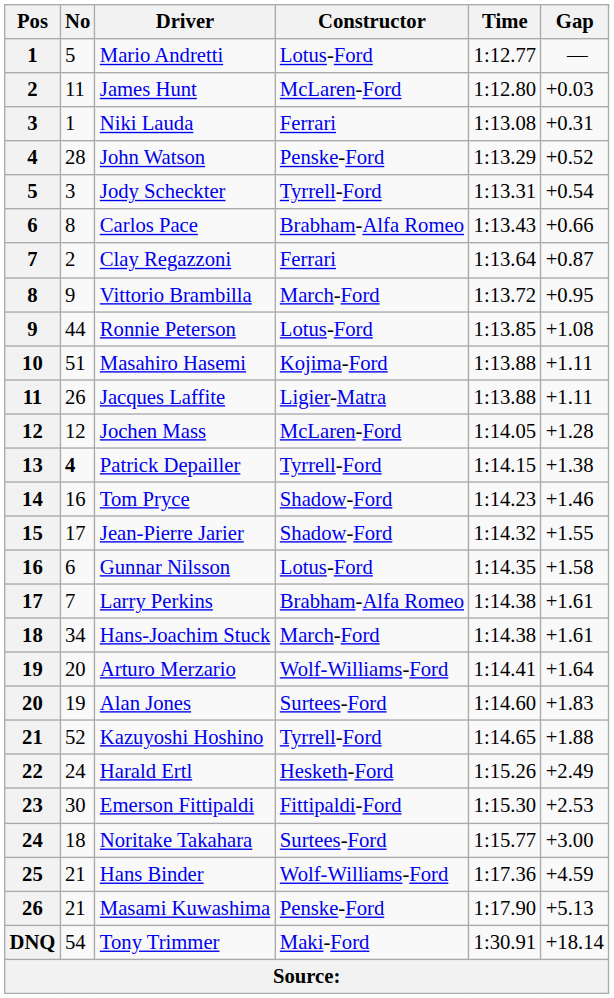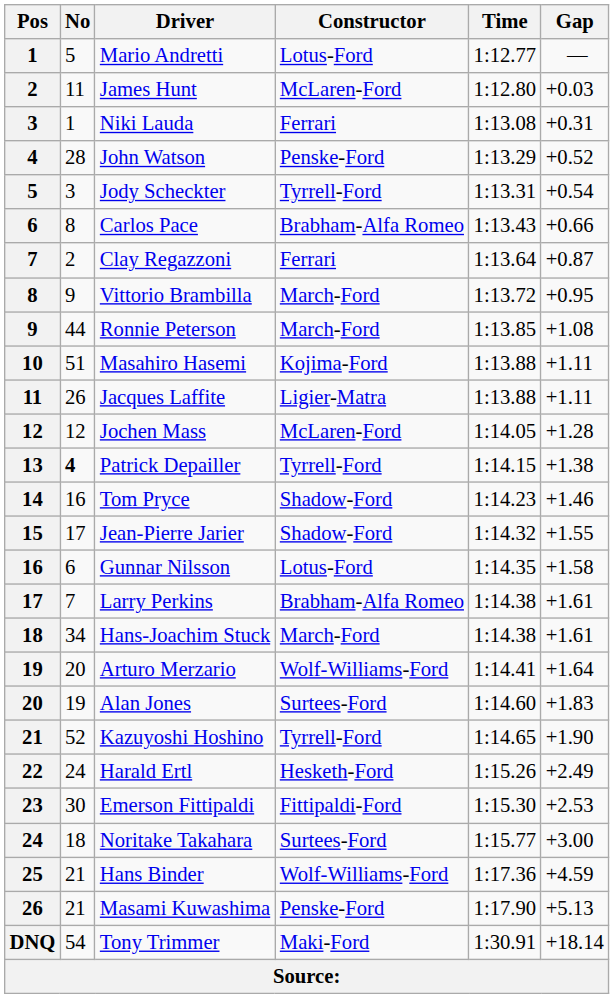(326, 328) Lotus-Ford -> (330, 328) March-Ford
(570, 737) +1.88 -> (570, 737) +1.90
